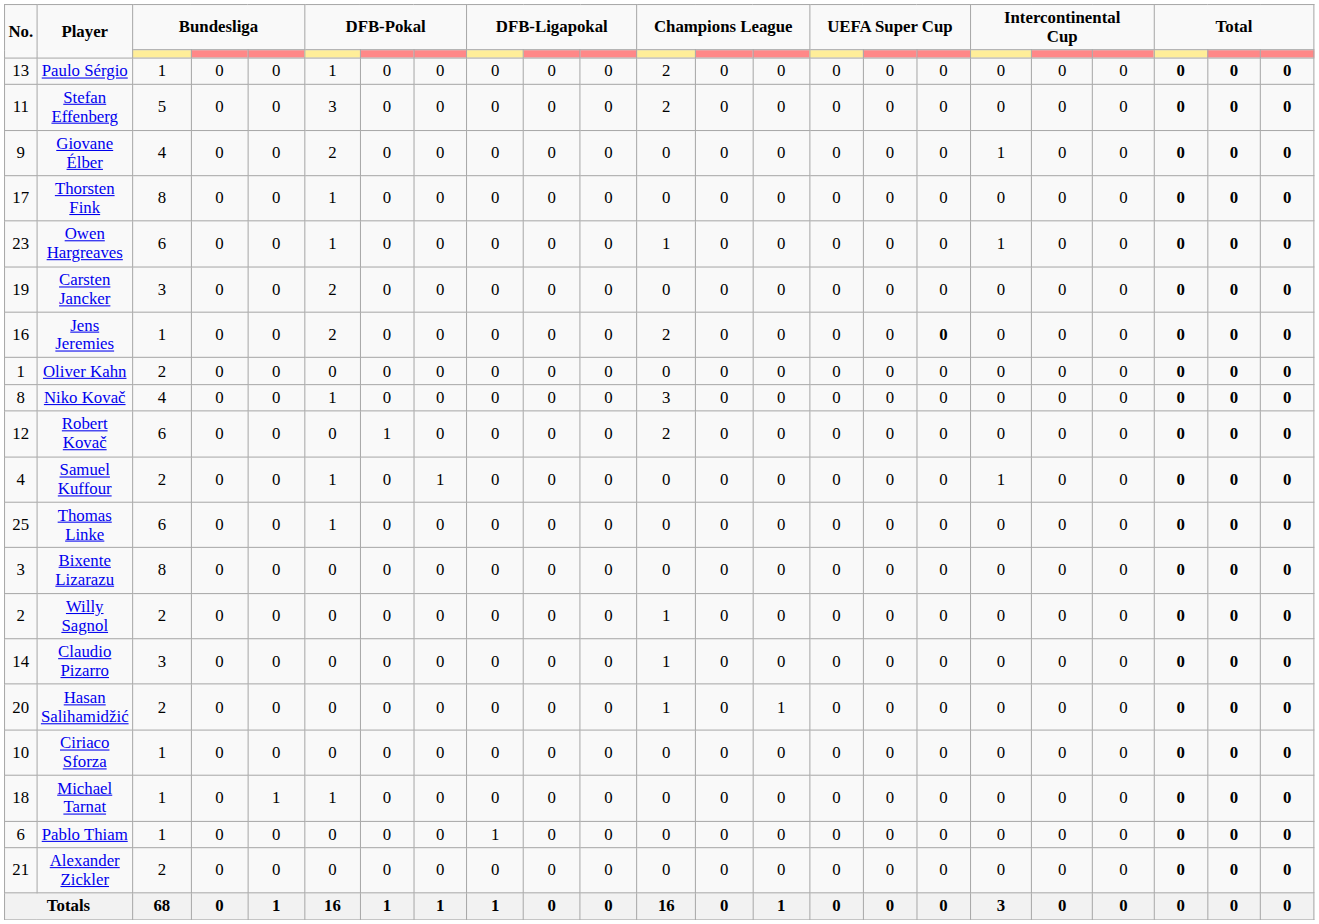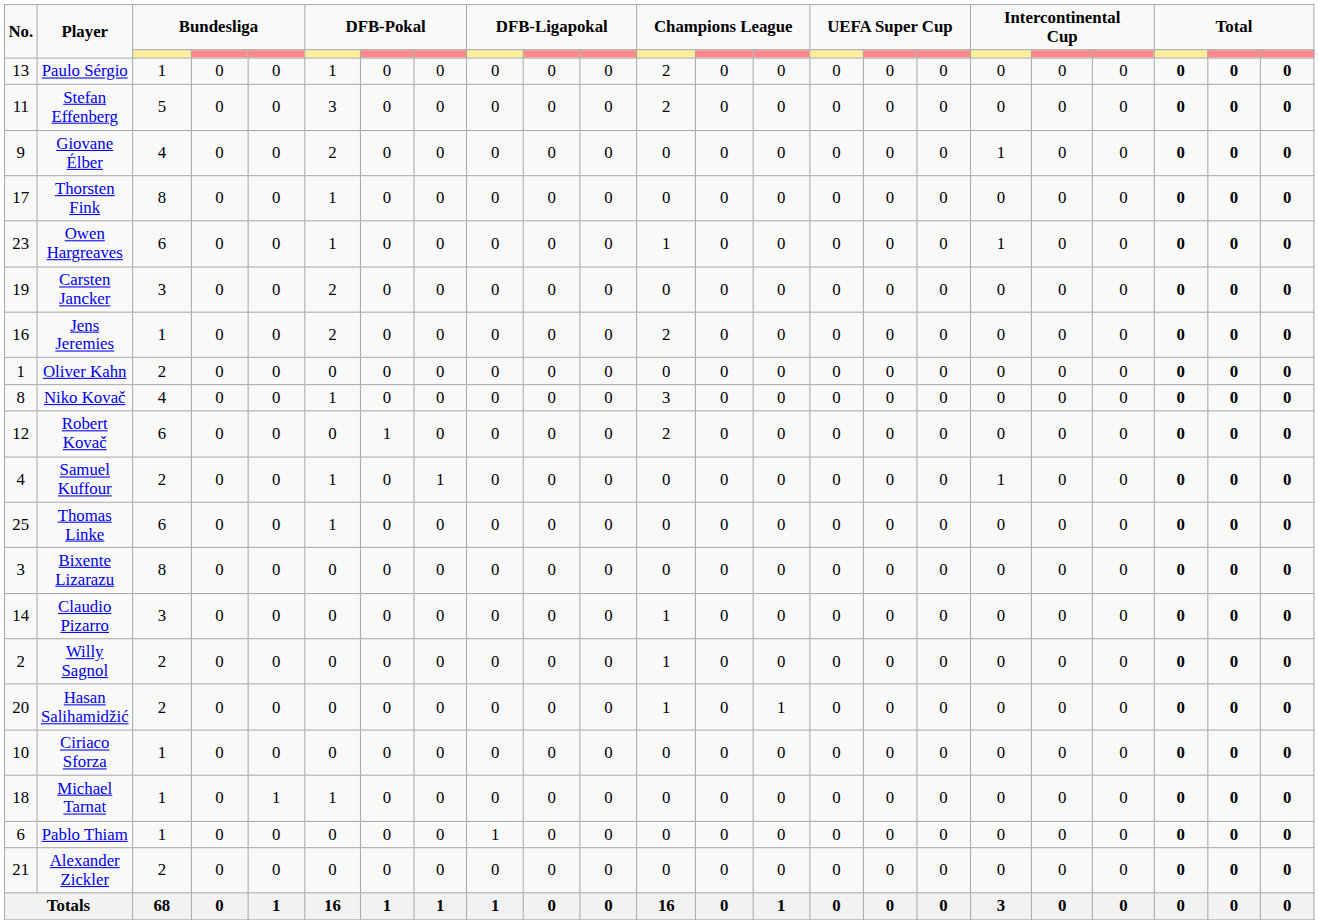(943, 334) bold -> (943, 334) normal
rows swapped: (85, 661) <-> (85, 615)
